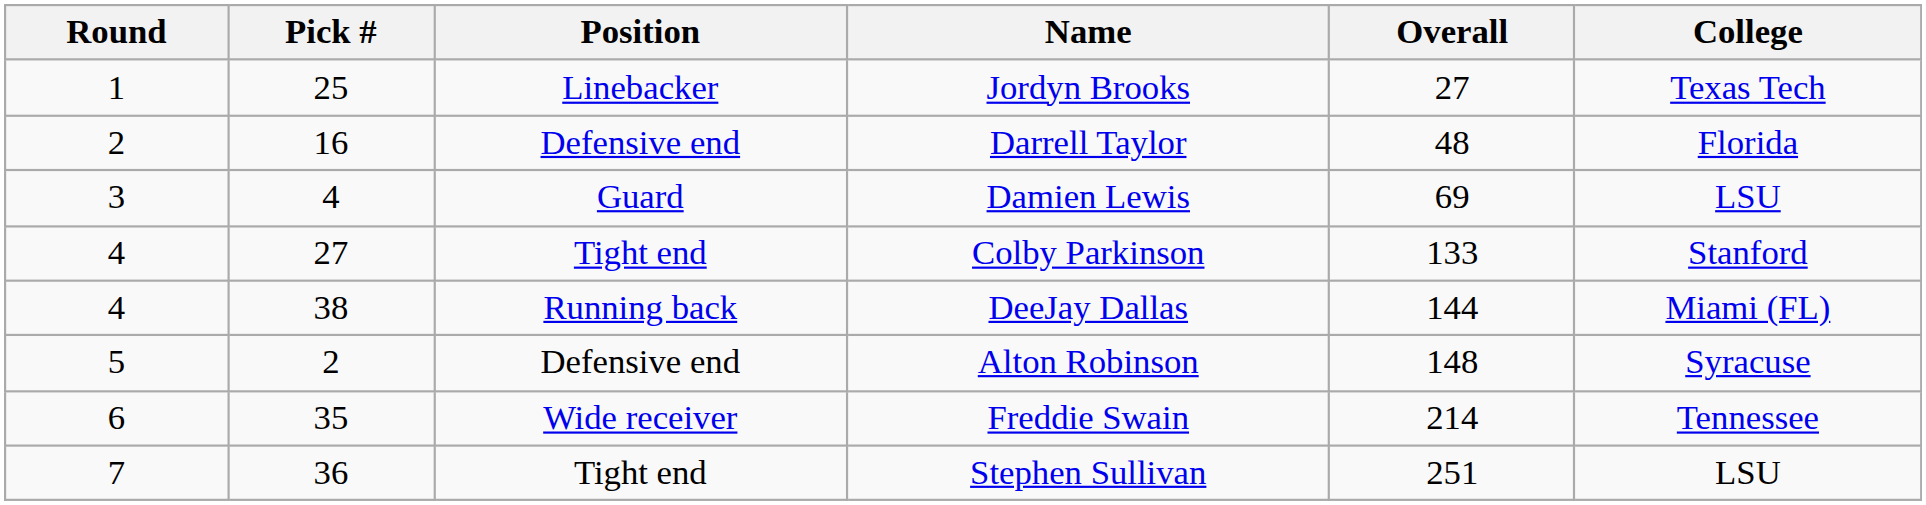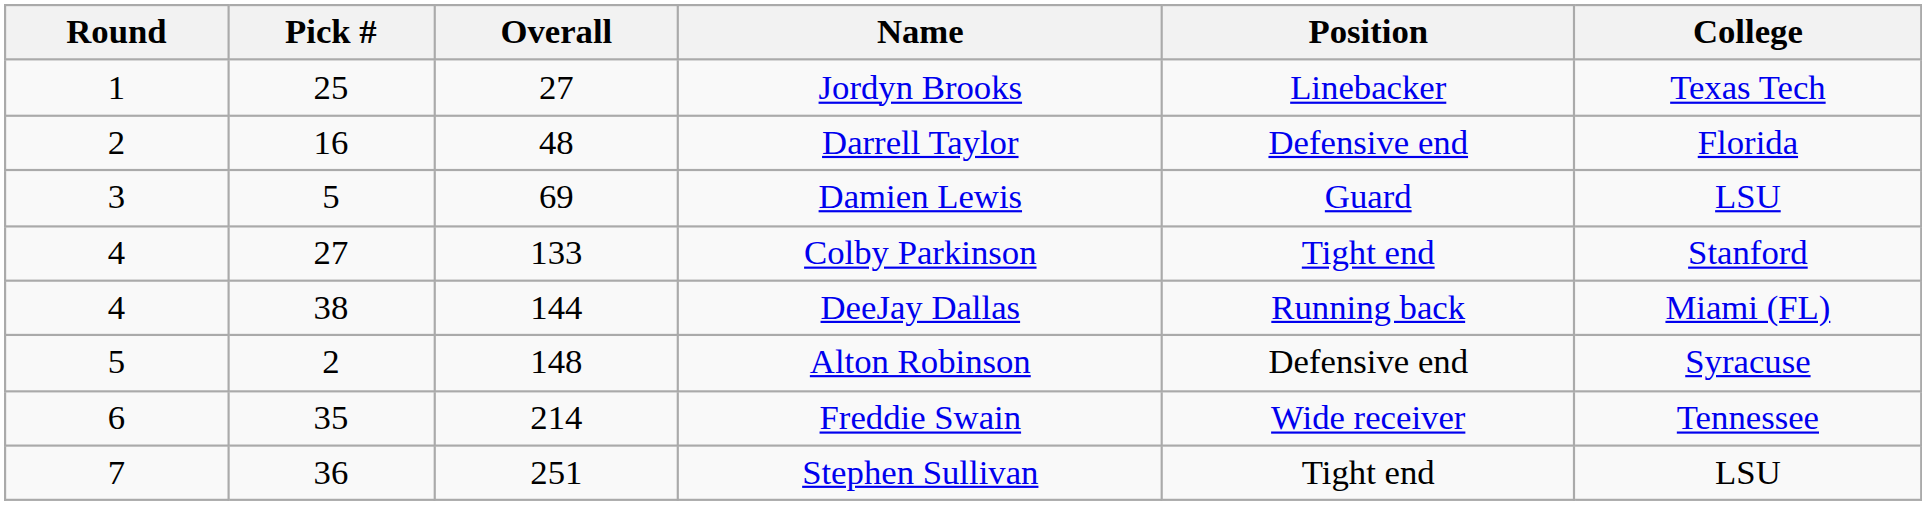columns swapped: (1452, 32) <-> (640, 32)
(331, 197) 4 -> (331, 197) 5
